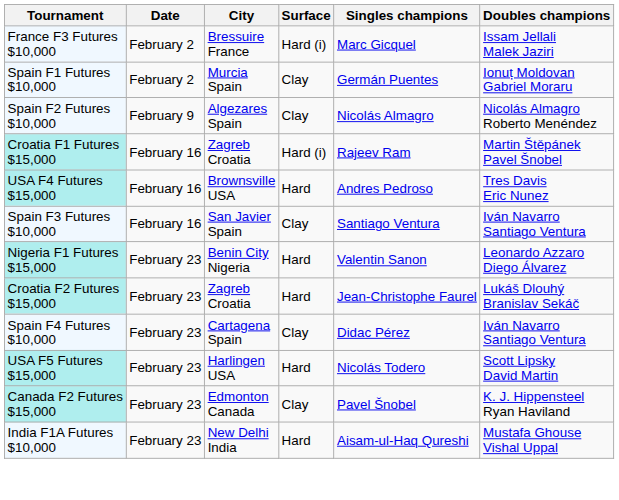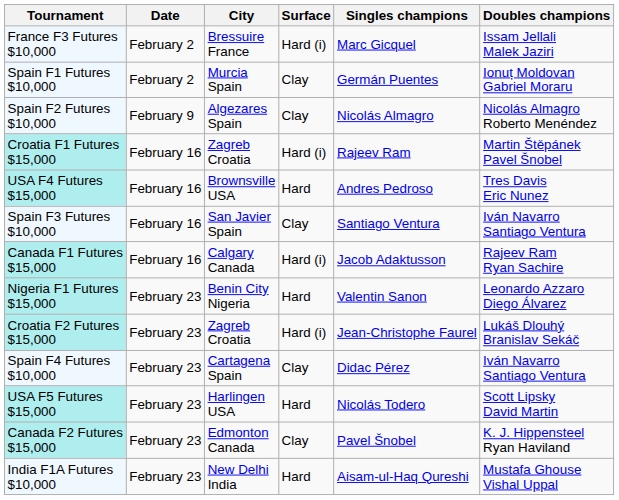+ row: (65, 260)
(296, 296) Hard -> (304, 332) Hard (i)
